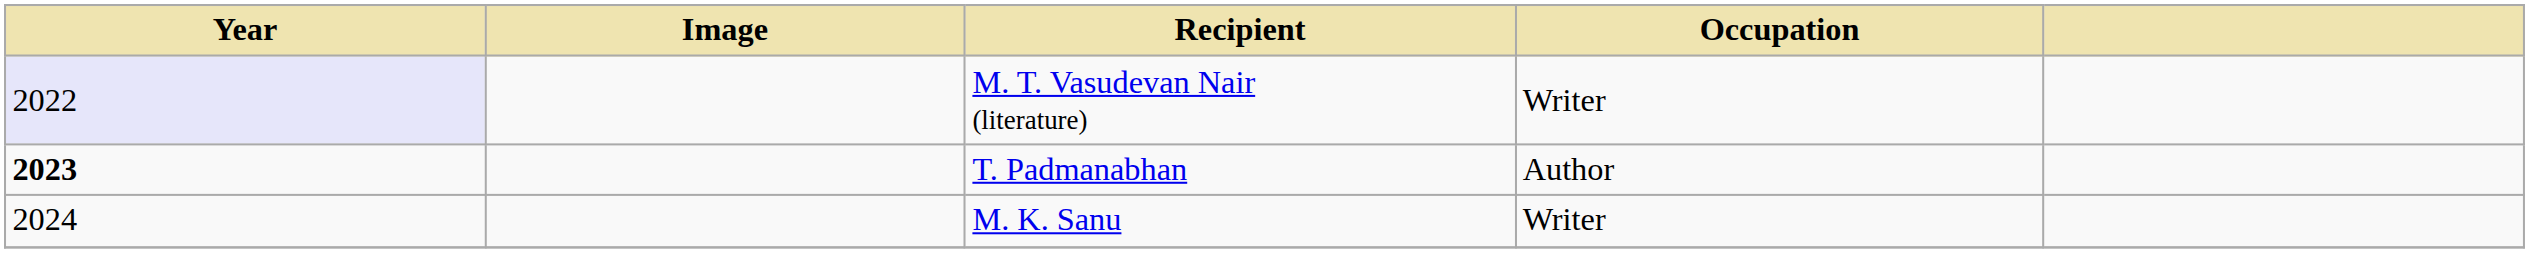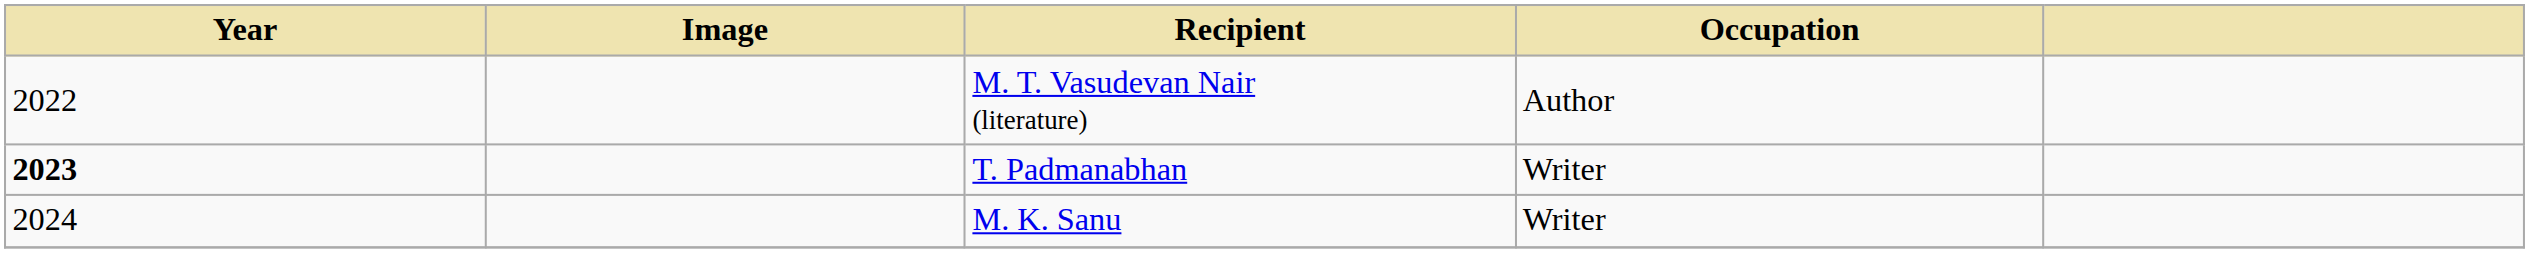(45, 99) lavender background -> (45, 99) no background
(1564, 99) Writer -> (1568, 99) Author
(1568, 169) Author -> (1564, 169) Writer
